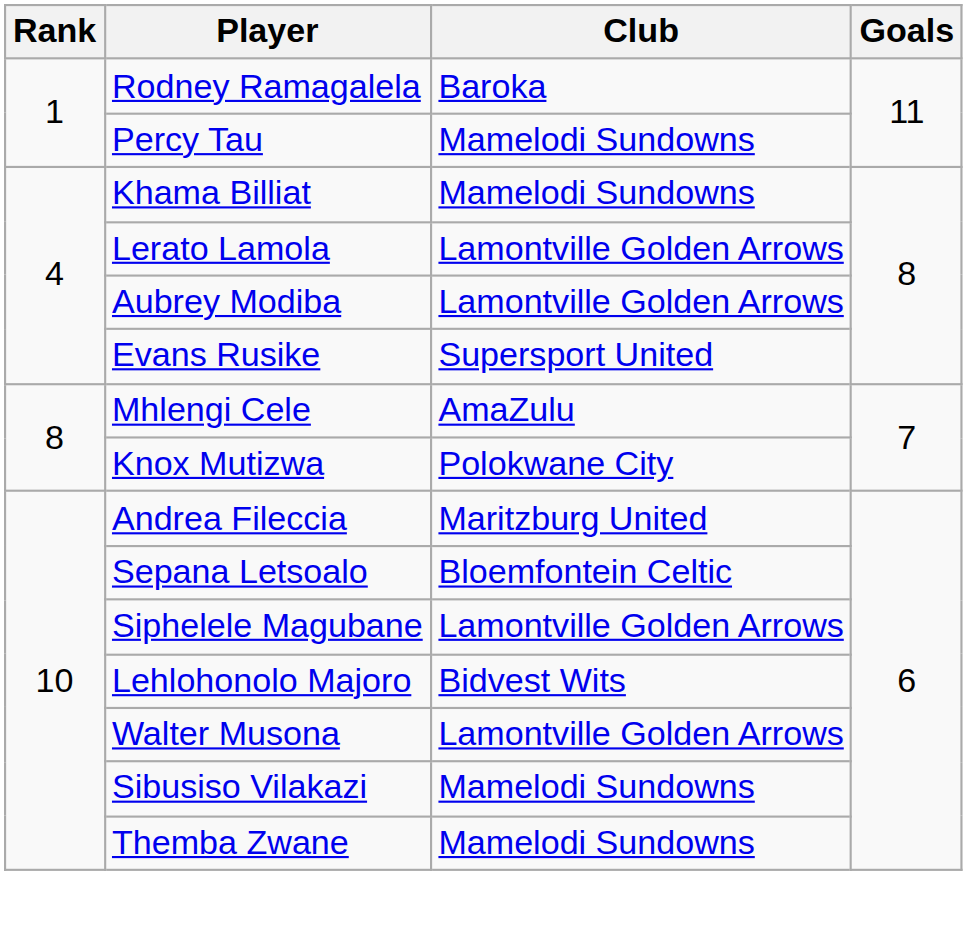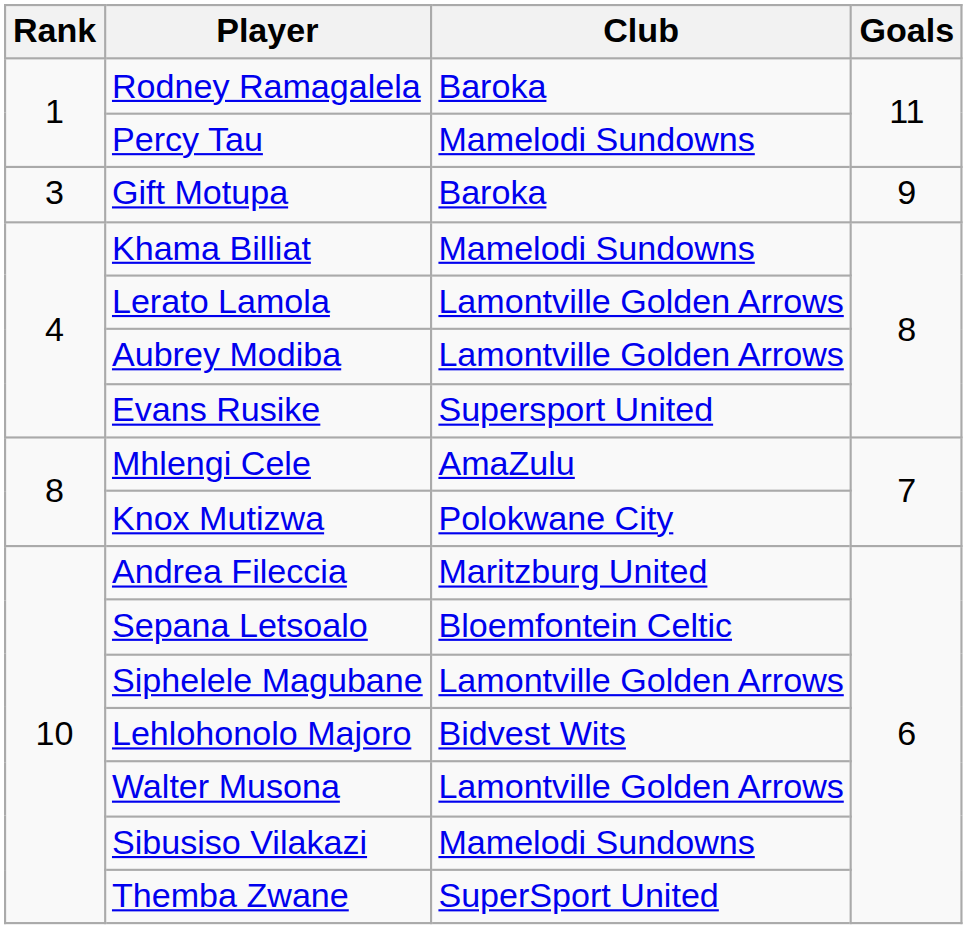+ row: (200, 193)
(597, 842) Mamelodi Sundowns -> (579, 896) SuperSport United
